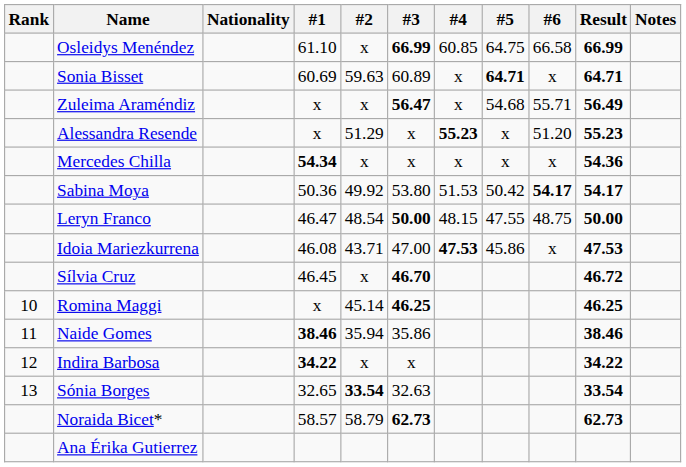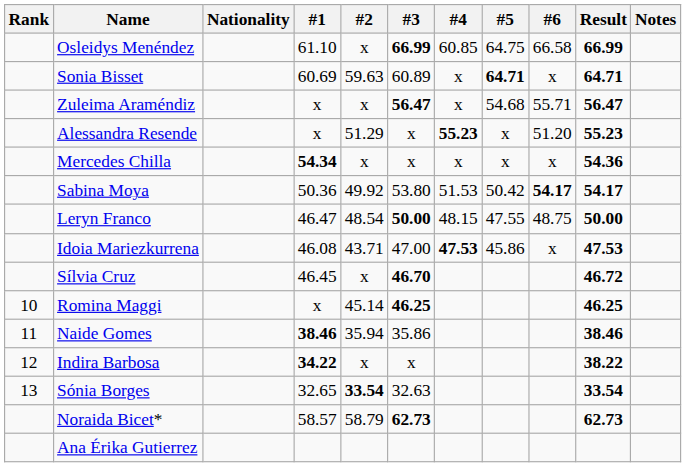(603, 104) 56.49 -> (603, 104) 56.47
(603, 361) 34.22 -> (603, 361) 38.22
